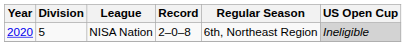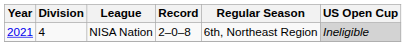(20, 32) 2020 -> (20, 32) 2021
(42, 32) 5 -> (42, 32) 4
